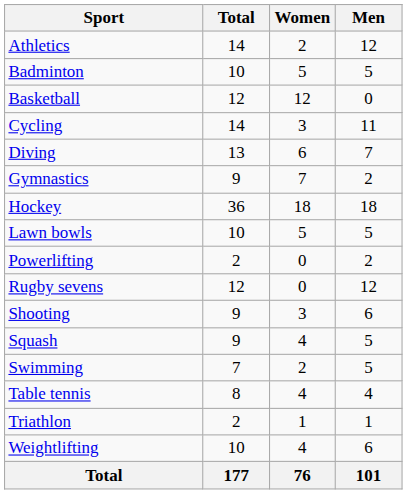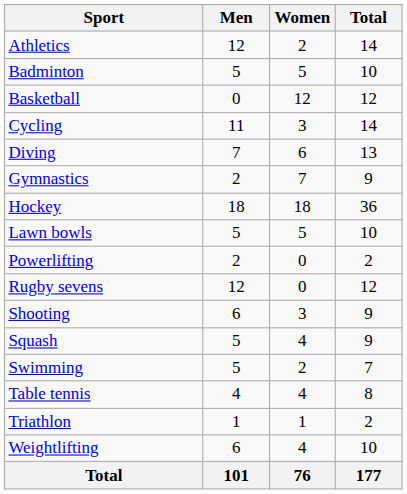columns swapped: (368, 17) <-> (236, 17)
